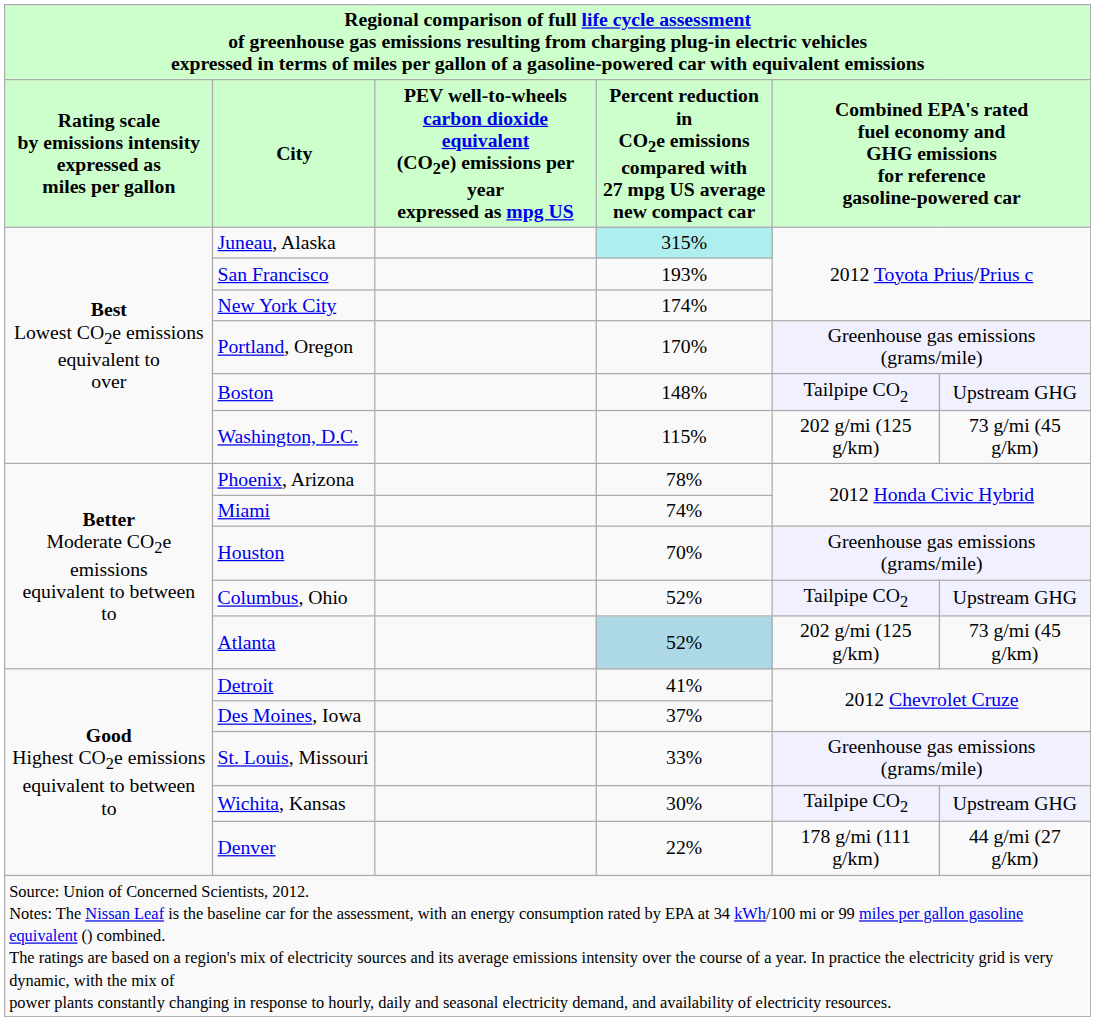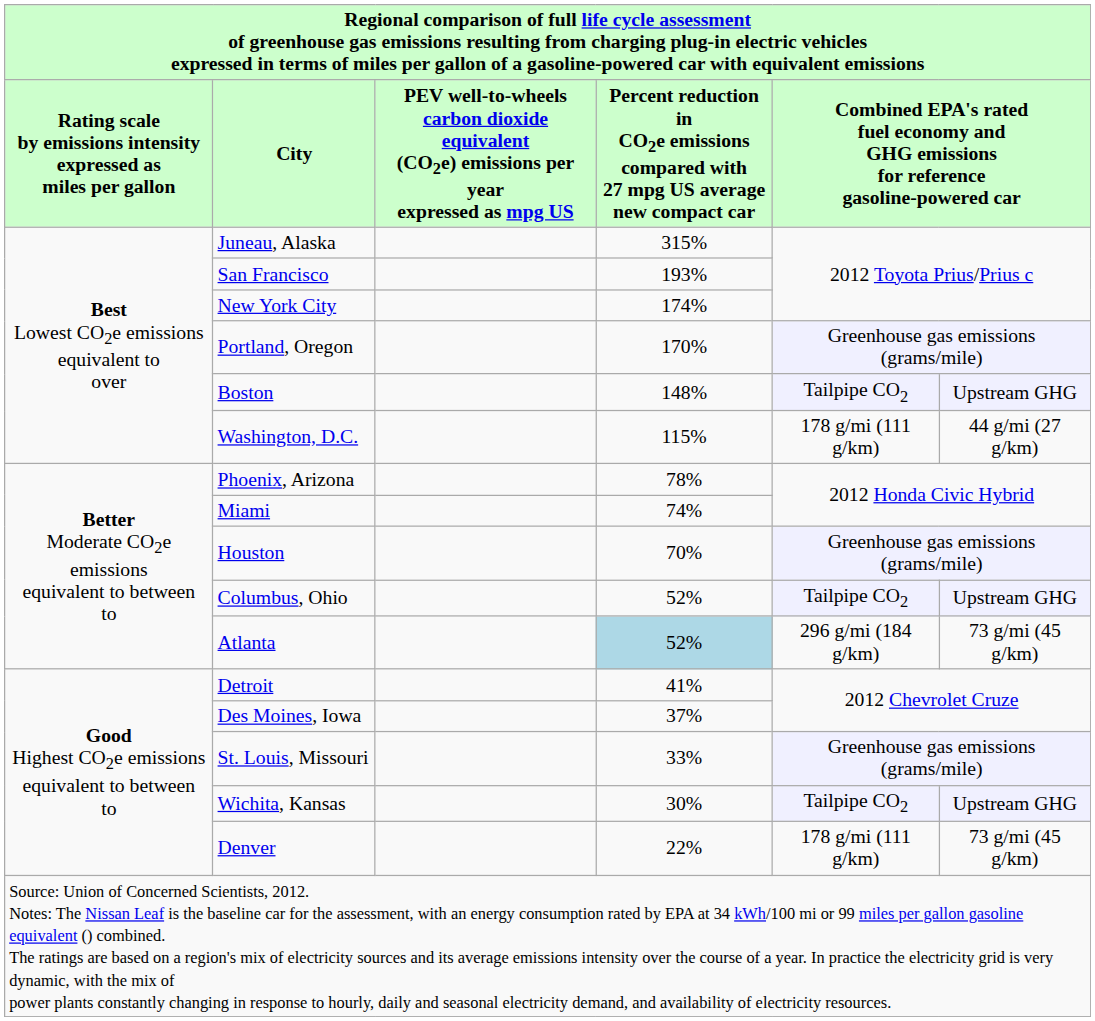(684, 242) paleturquoise background -> (684, 242) no background
(856, 437) 202 g/mi (125 g/km) -> (856, 437) 178 g/mi (111 g/km)
(1015, 437) 73 g/mi (45 g/km) -> (1015, 437) 44 g/mi (27 g/km)
(856, 642) 202 g/mi (125 g/km) -> (856, 642) 296 g/mi (184 g/km)
(1015, 848) 44 g/mi (27 g/km) -> (1015, 848) 73 g/mi (45 g/km)
